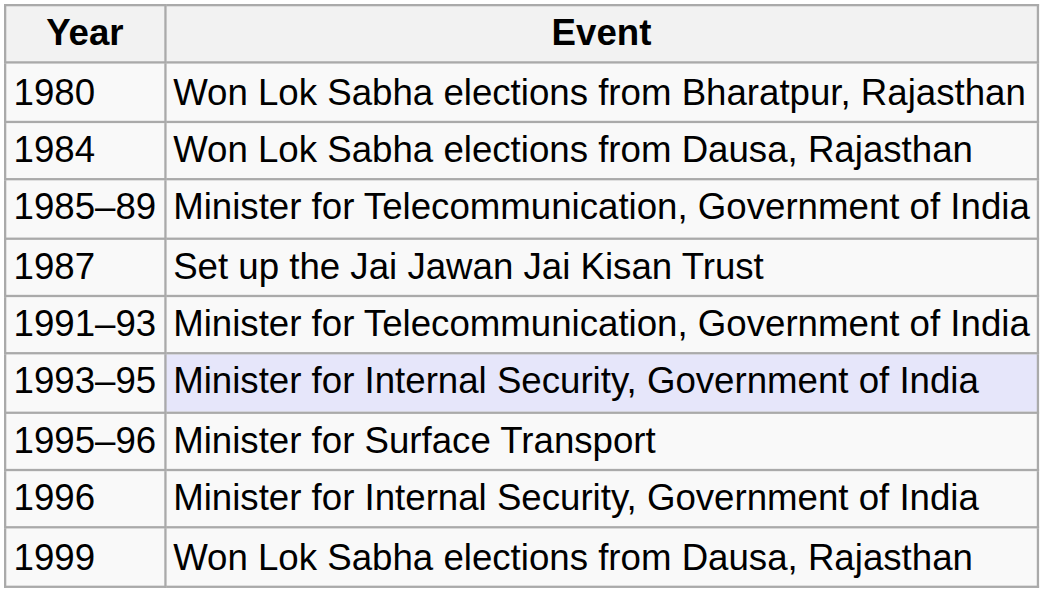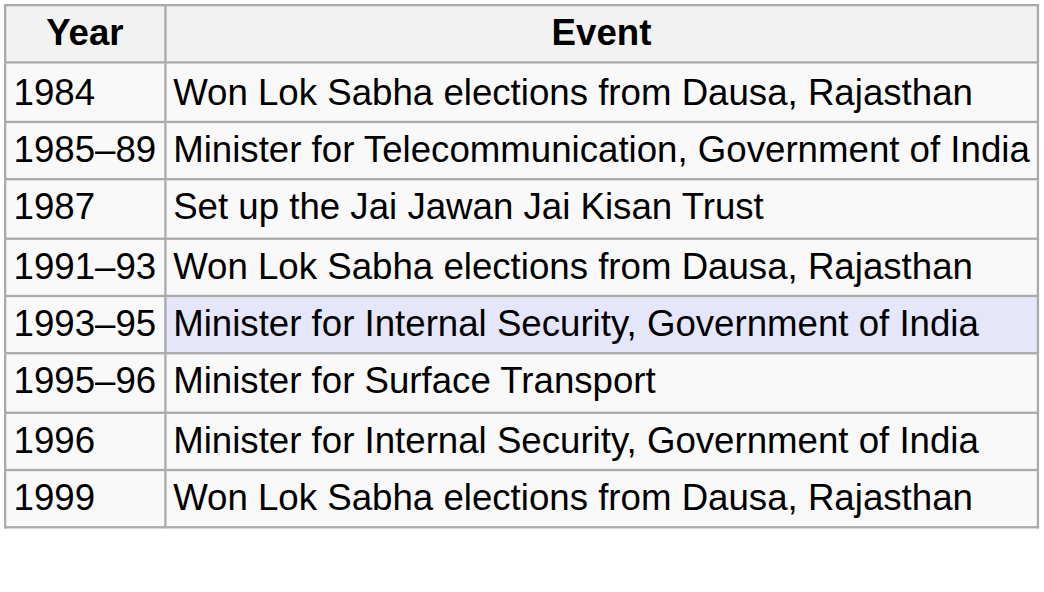- row: (54, 91)
(601, 324) Minister for Telecommunication, Government of India -> (573, 265) Won Lok Sabha elections from Dausa, Rajasthan
